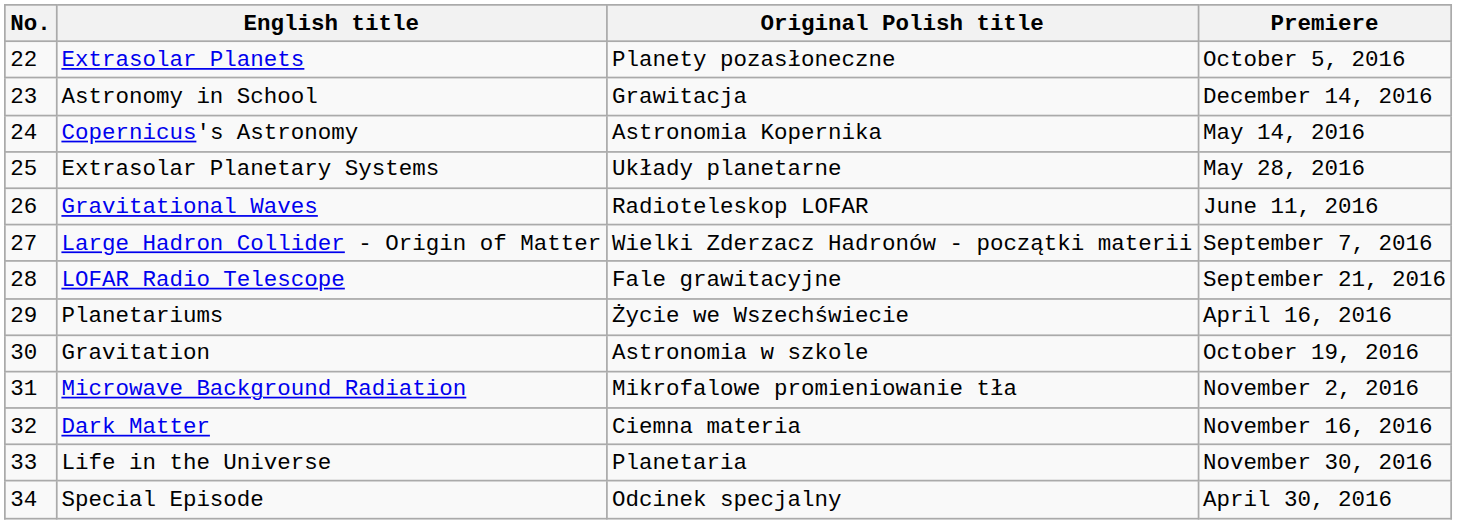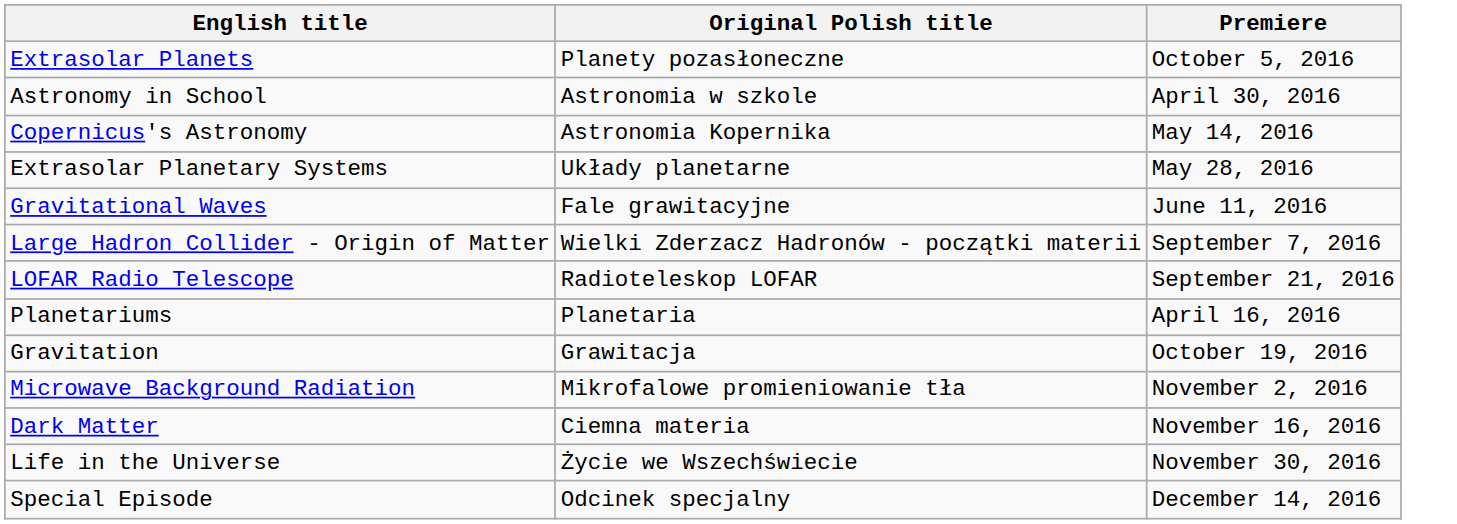- column: (30, 23)
(679, 97) Grawitacja -> (689, 97) Astronomia w szkole
(1318, 97) December 14, 2016 -> (1246, 97) April 30, 2016
(740, 206) Radioteleskop LOFAR -> (676, 206) Fale grawitacyjne
(727, 280) Fale grawitacyjne -> (689, 280) Radioteleskop LOFAR
(760, 316) Życie we Wszechświecie -> (628, 316) Planetaria
(740, 353) Astronomia w szkole -> (628, 353) Grawitacja
(679, 463) Planetaria -> (709, 463) Życie we Wszechświecie
(1298, 500) April 30, 2016 -> (1267, 500) December 14, 2016
